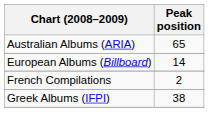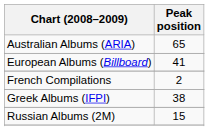(179, 62) 14 -> (179, 62) 41
+ row: (61, 116)
